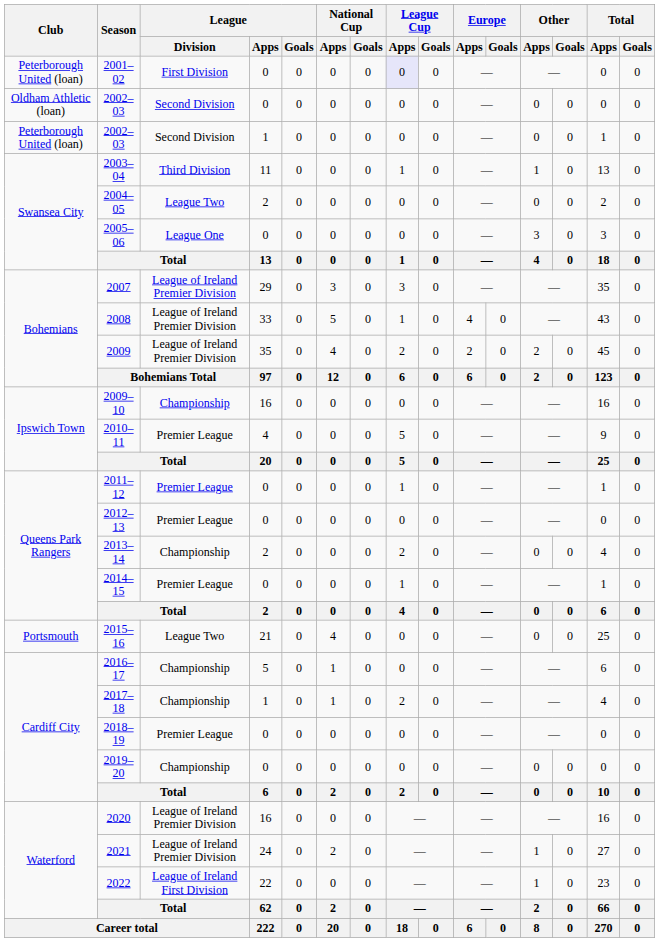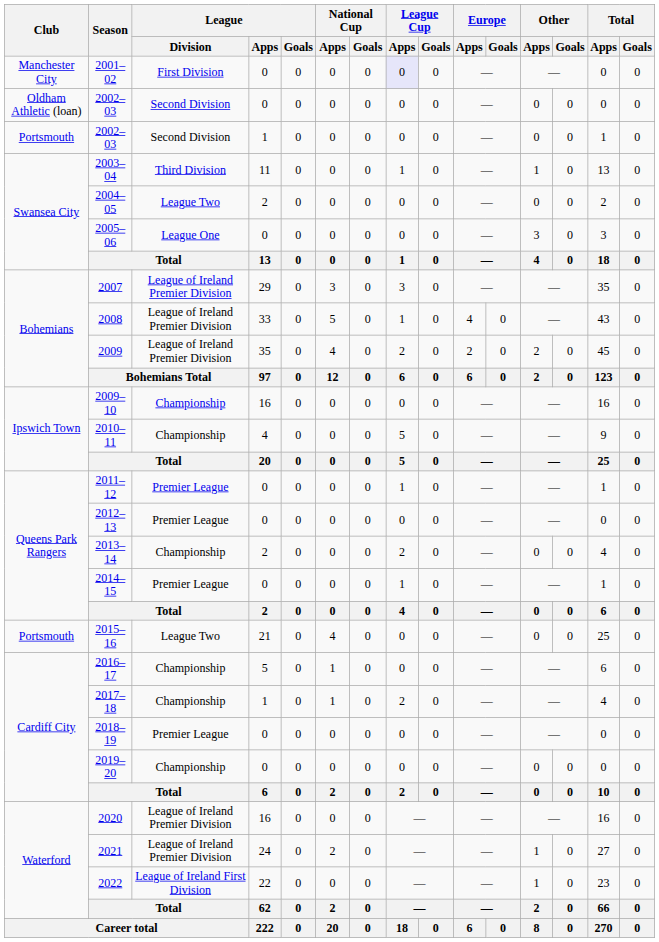(51, 72) Peterborough United (loan) -> (46, 72) Manchester City
(51, 137) Peterborough United (loan) -> (46, 137) Portsmouth
(195, 435) Premier League -> (190, 435) Championship
